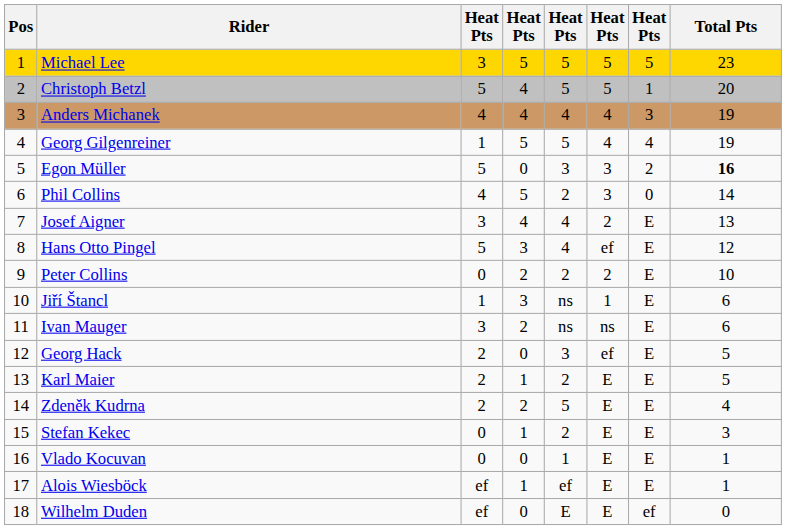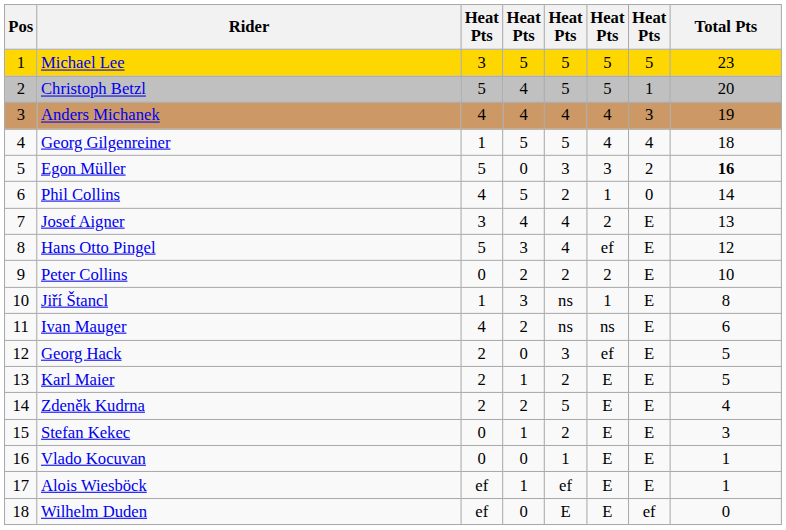(726, 141) 19 -> (726, 141) 18
(607, 194) 3 -> (607, 194) 1
(726, 300) 6 -> (726, 300) 8
(482, 326) 3 -> (482, 326) 4
